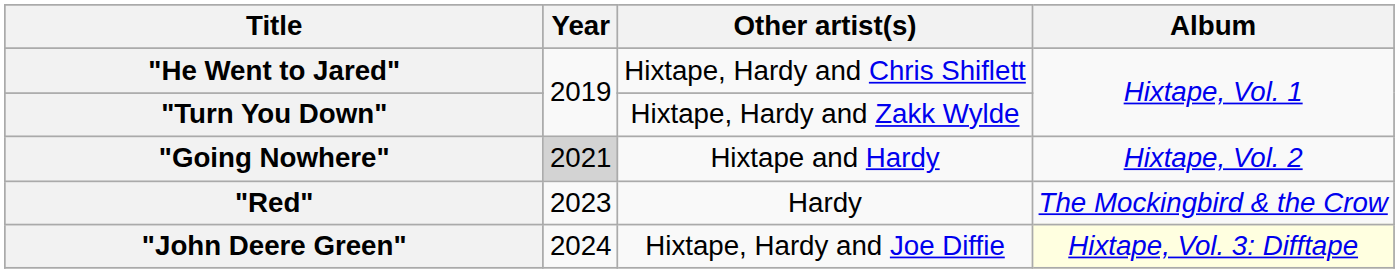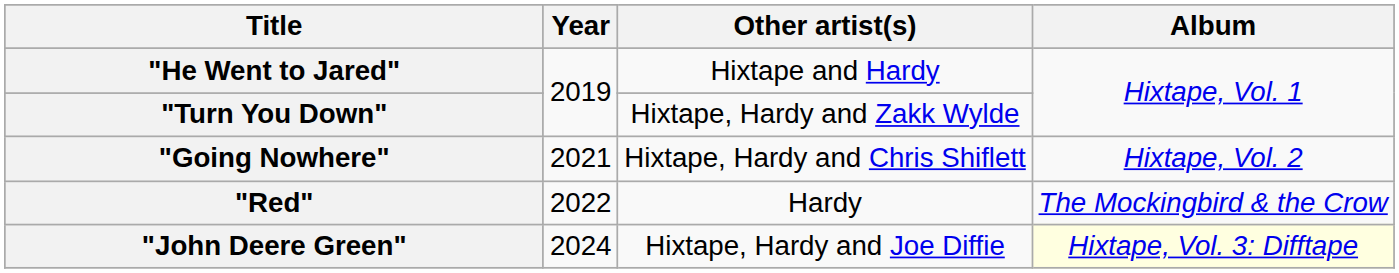(825, 70) Hixtape, Hardy and Chris Shiflett -> (825, 70) Hixtape and Hardy
(581, 158) lightgrey background -> (581, 158) no background
(825, 158) Hixtape and Hardy -> (825, 158) Hixtape, Hardy and Chris Shiflett
(581, 202) 2023 -> (581, 202) 2022
